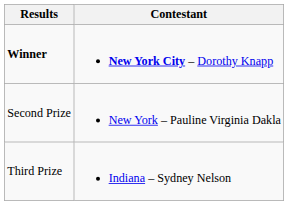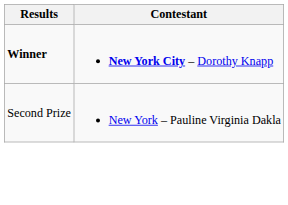- row: (35, 171)
